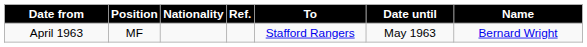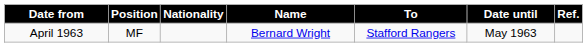columns swapped: (518, 14) <-> (240, 14)
